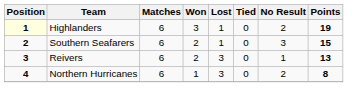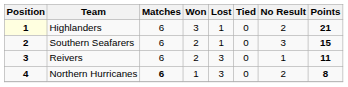(325, 27) 19 -> (325, 27) 21
(325, 58) 13 -> (325, 58) 11
(161, 74) normal -> (161, 74) bold
